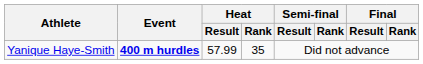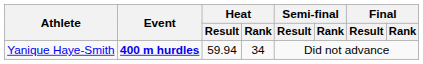(222, 50) 57.99 -> (222, 50) 59.94
(258, 50) 35 -> (258, 50) 34
